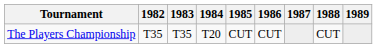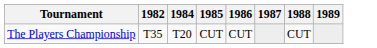- column: (182, 14)
